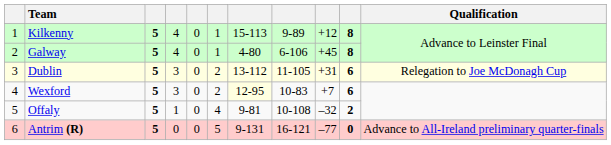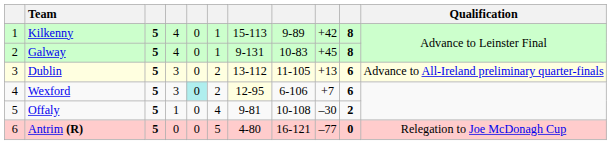(328, 33) +12 -> (328, 33) +42
(250, 52) 4-80 -> (250, 52) 9-131
(293, 52) 6-106 -> (293, 52) 10-83
(328, 71) +31 -> (328, 71) +13
(484, 71) Relegation to Joe McDonagh Cup -> (484, 71) Advance to All-Ireland preliminary quarter-finals
(197, 91) no background -> (197, 91) paleturquoise background
(293, 91) 10-83 -> (293, 91) 6-106
(328, 110) –32 -> (328, 110) –30
(250, 129) 9-131 -> (250, 129) 4-80
(484, 129) Advance to All-Ireland preliminary quarter-finals -> (484, 129) Relegation to Joe McDonagh Cup
